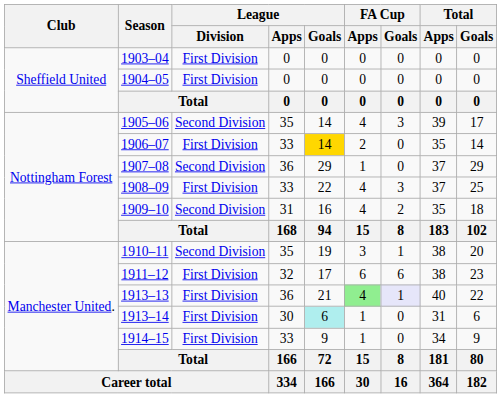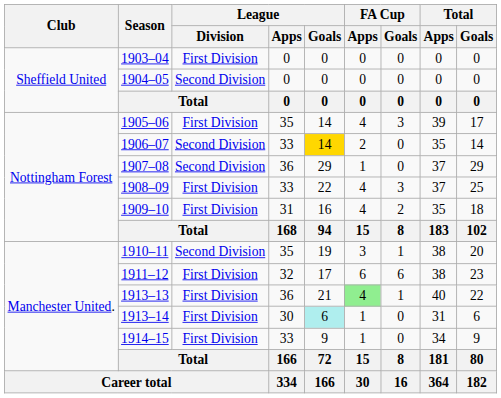(220, 79) First Division -> (220, 79) Second Division
(220, 123) Second Division -> (220, 123) First Division
(220, 144) First Division -> (220, 144) Second Division
(220, 209) Second Division -> (220, 209) First Division
(401, 295) lavender background -> (401, 295) no background
